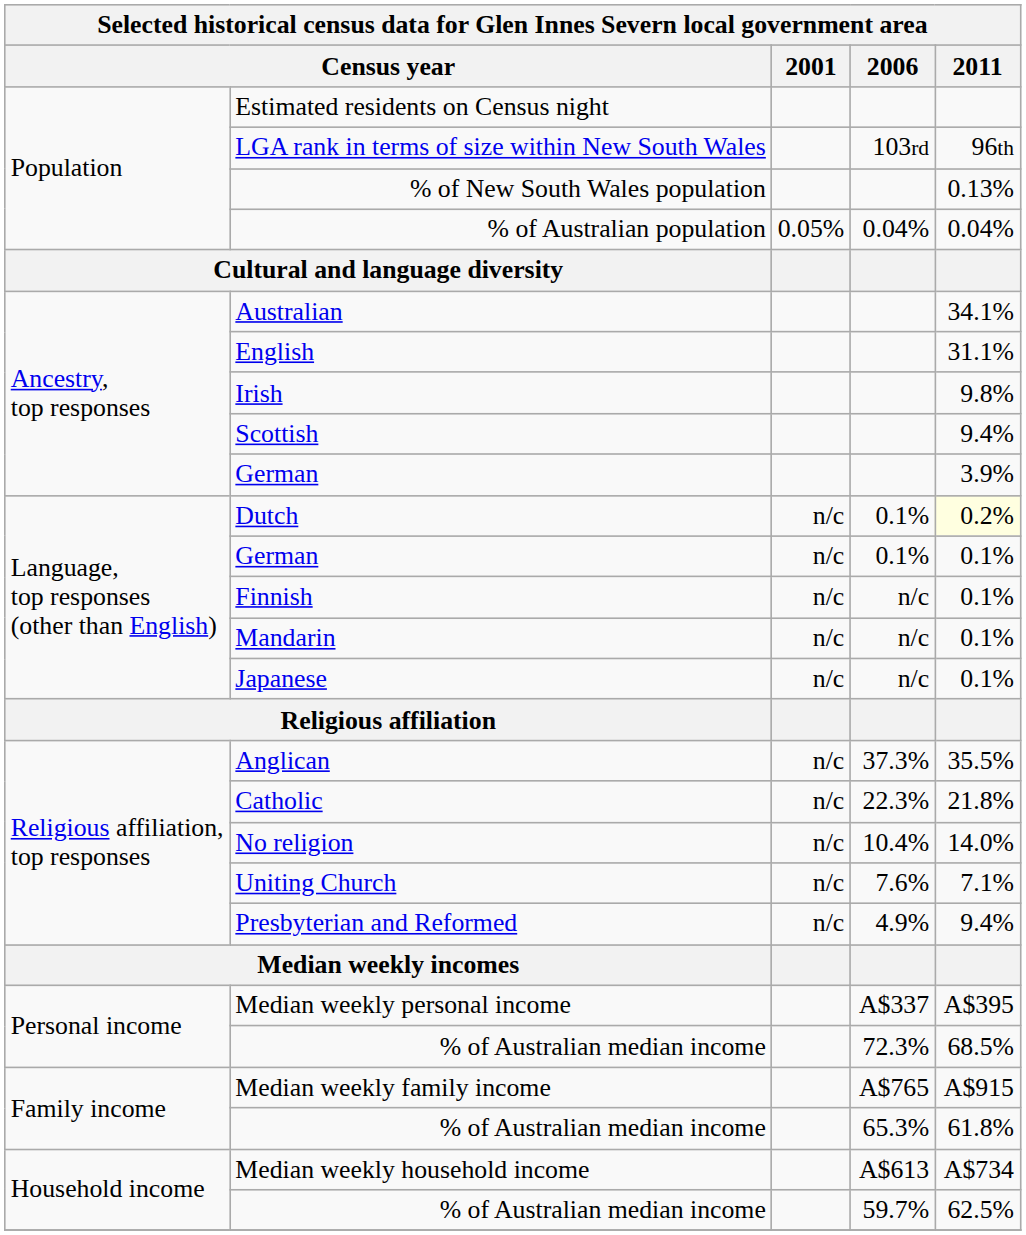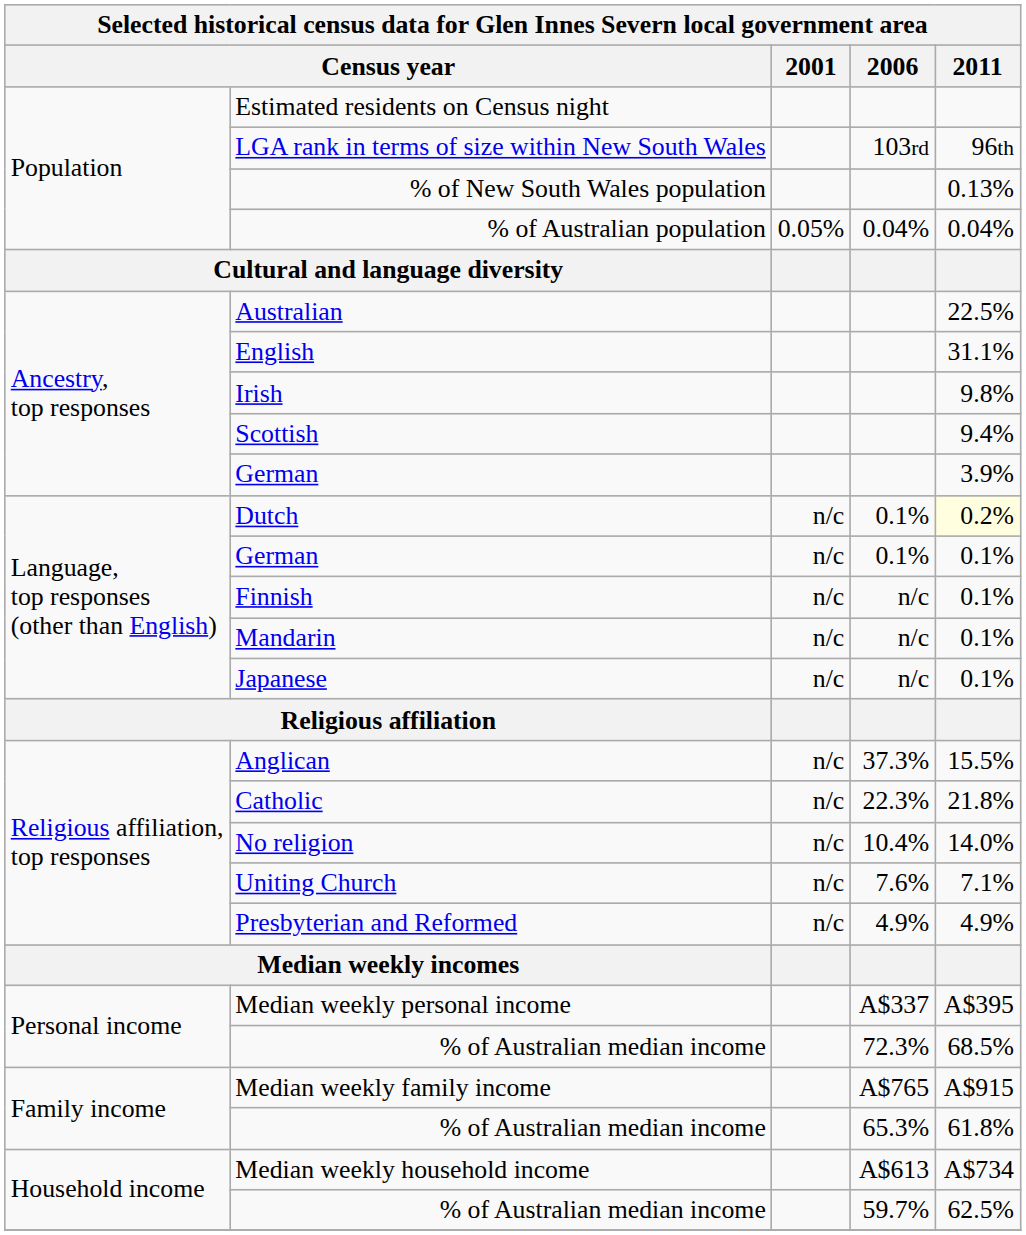(981, 310) 34.1% -> (981, 310) 22.5%
(977, 760) 35.5% -> (977, 760) 15.5%
(984, 923) 9.4% -> (984, 923) 4.9%
